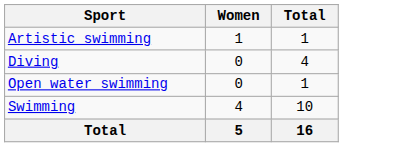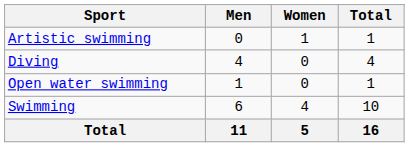+ column: (239, 16)
